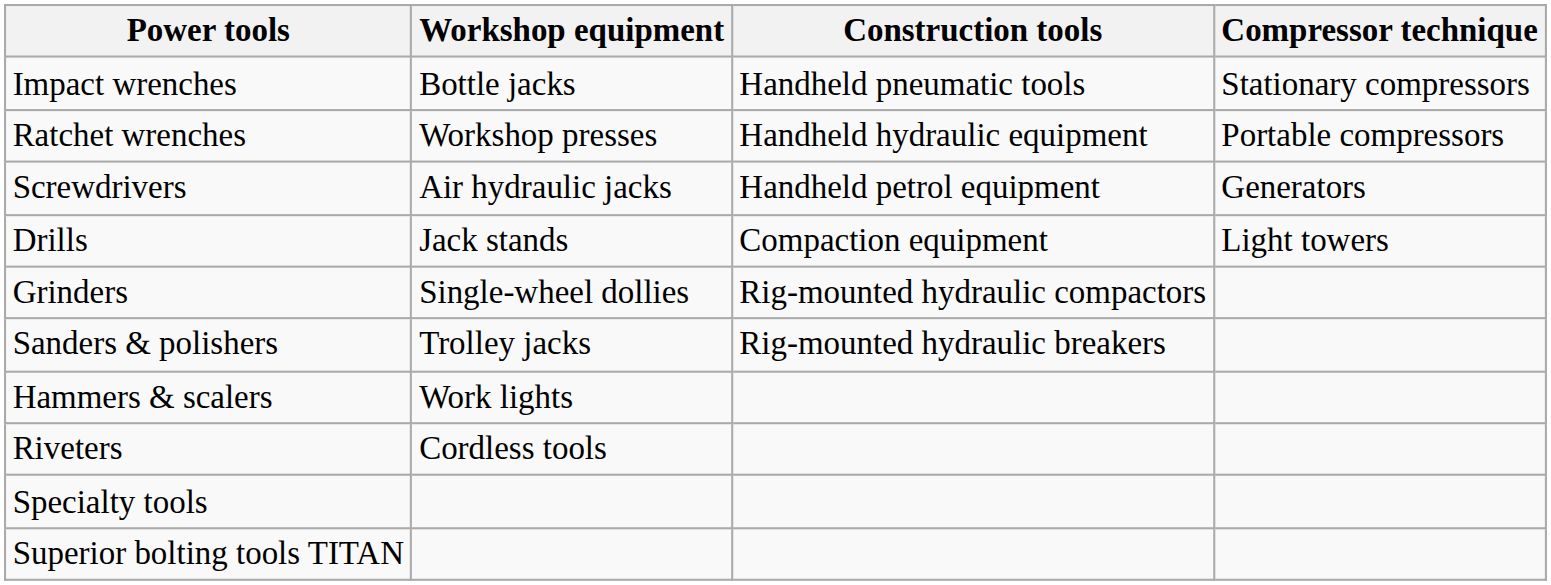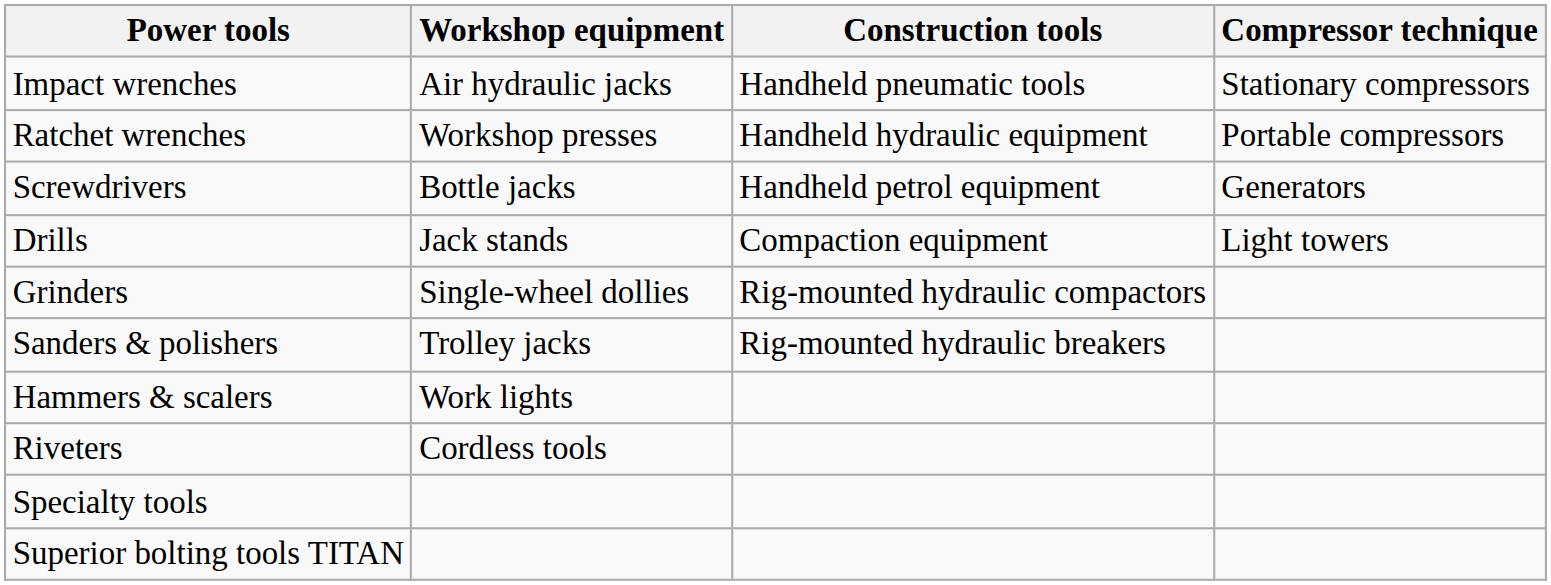(497, 82) Bottle jacks -> (545, 82) Air hydraulic jacks
(545, 187) Air hydraulic jacks -> (497, 187) Bottle jacks
